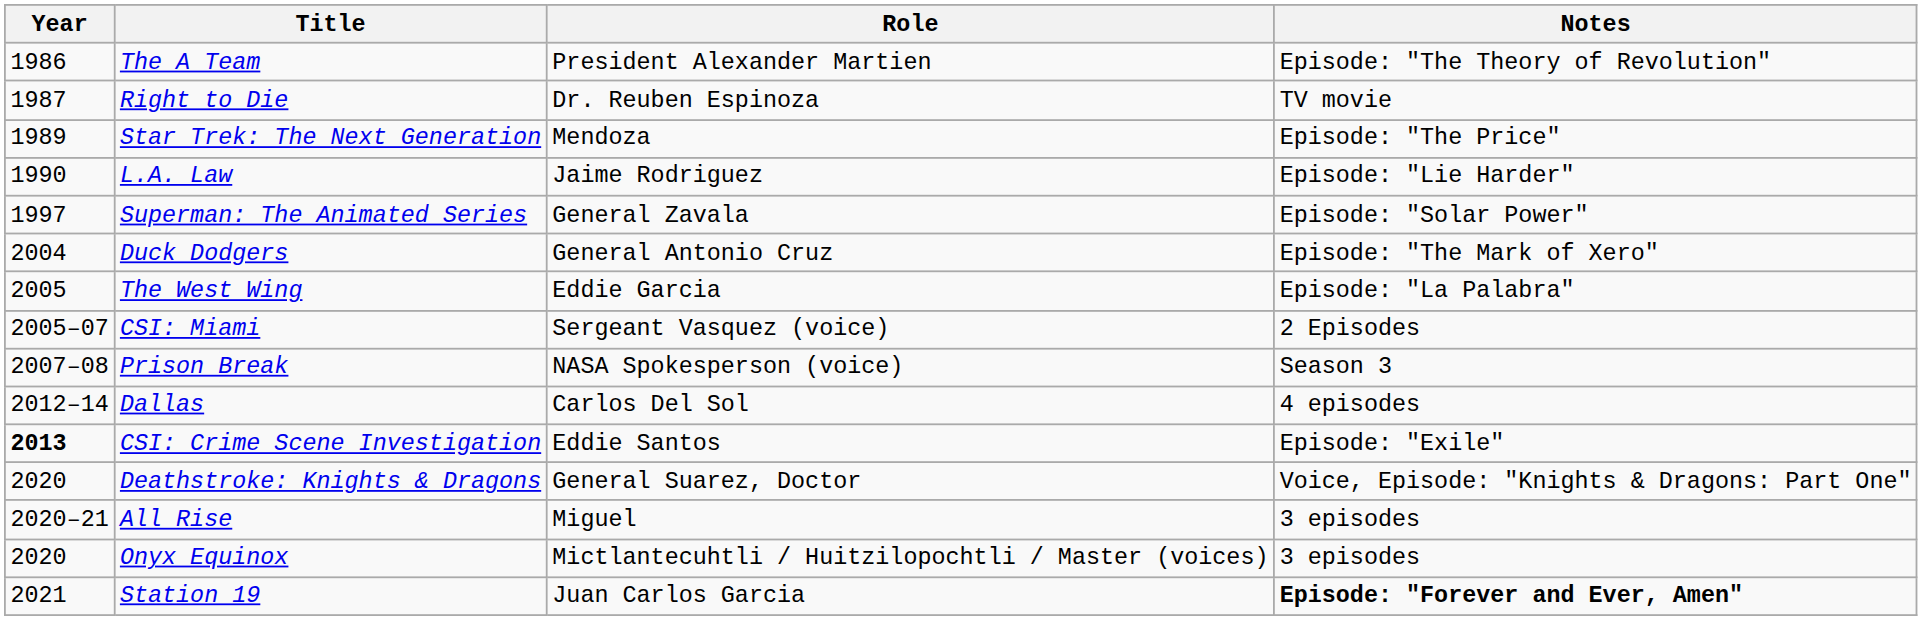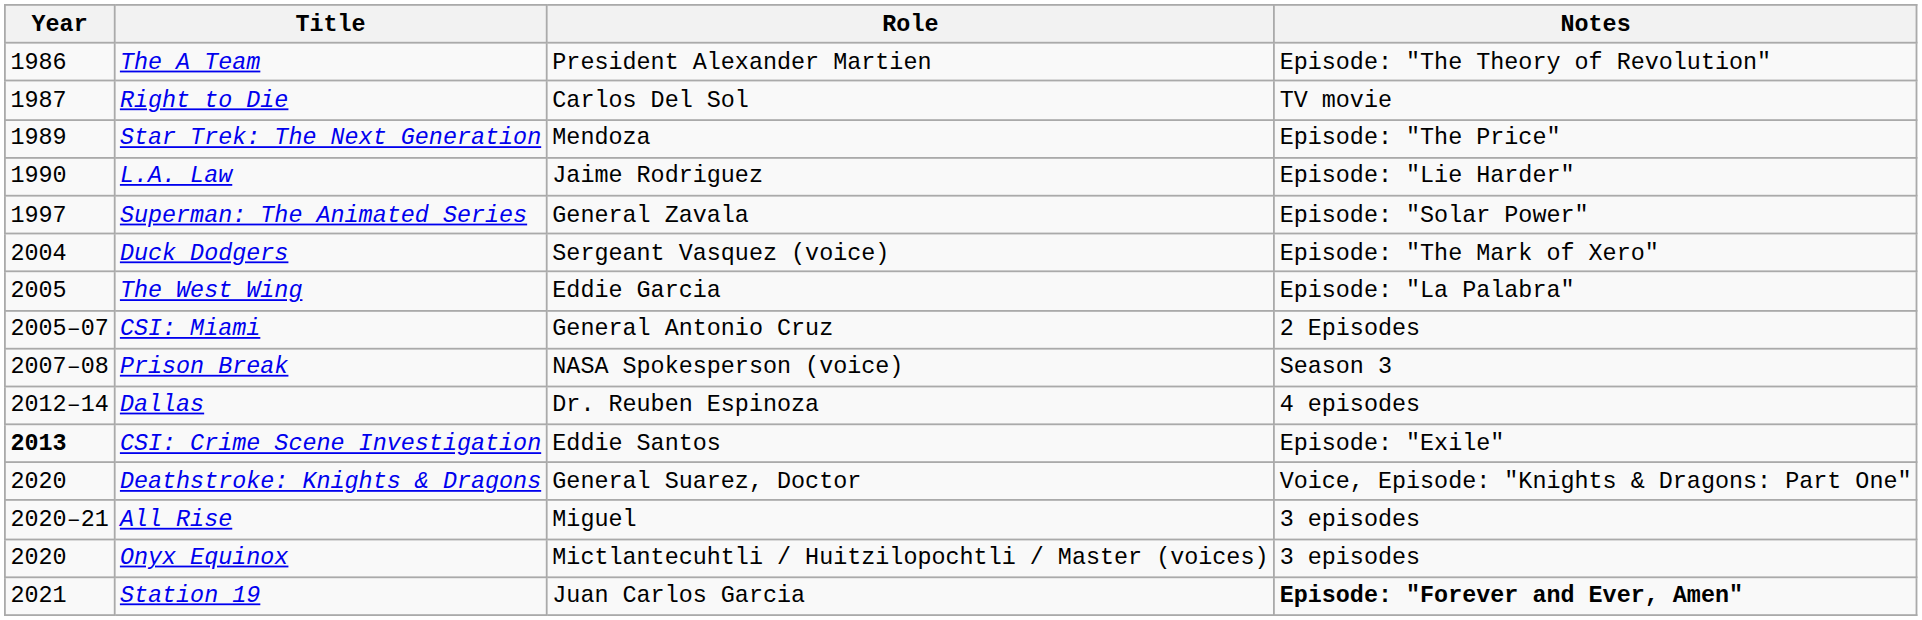(686, 100) Dr. Reuben Espinoza -> (651, 100) Carlos Del Sol
(693, 253) General Antonio Cruz -> (721, 253) Sergeant Vasquez (voice)
(721, 329) Sergeant Vasquez (voice) -> (693, 329) General Antonio Cruz
(651, 405) Carlos Del Sol -> (686, 405) Dr. Reuben Espinoza
